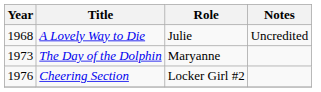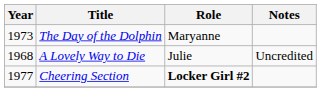rows swapped: (92, 35) <-> (100, 55)
(20, 76) 1976 -> (20, 76) 1977
(206, 76) normal -> (209, 76) bold
